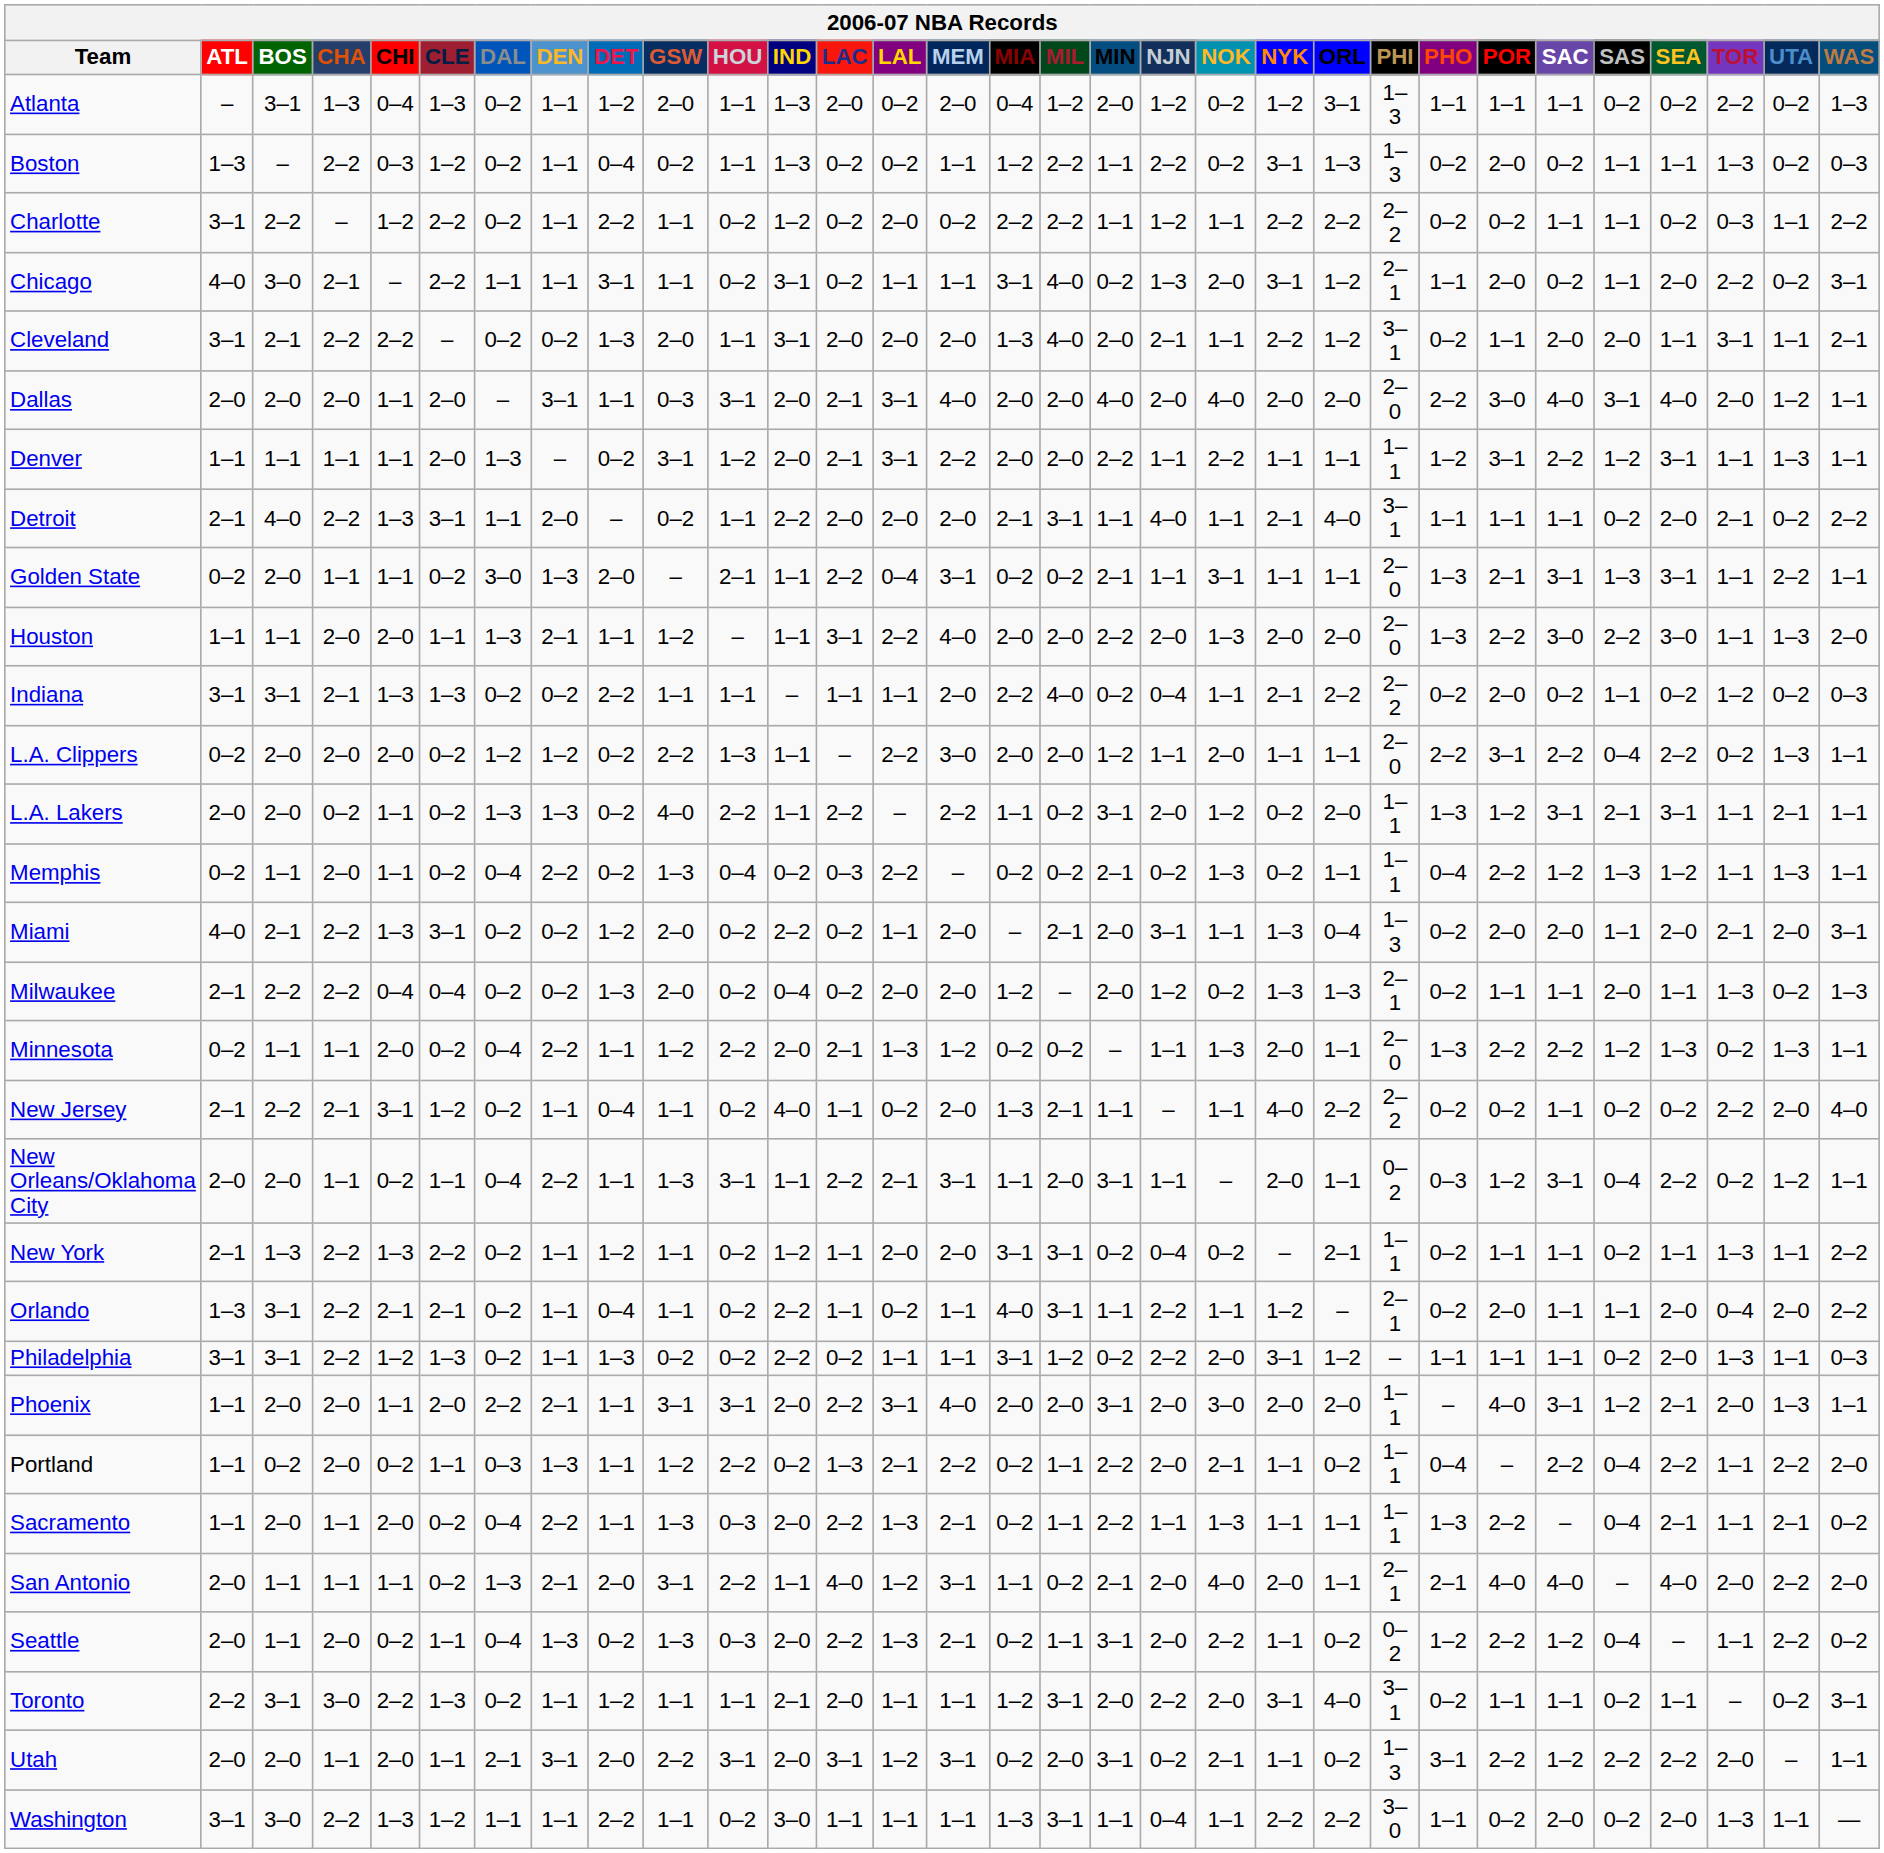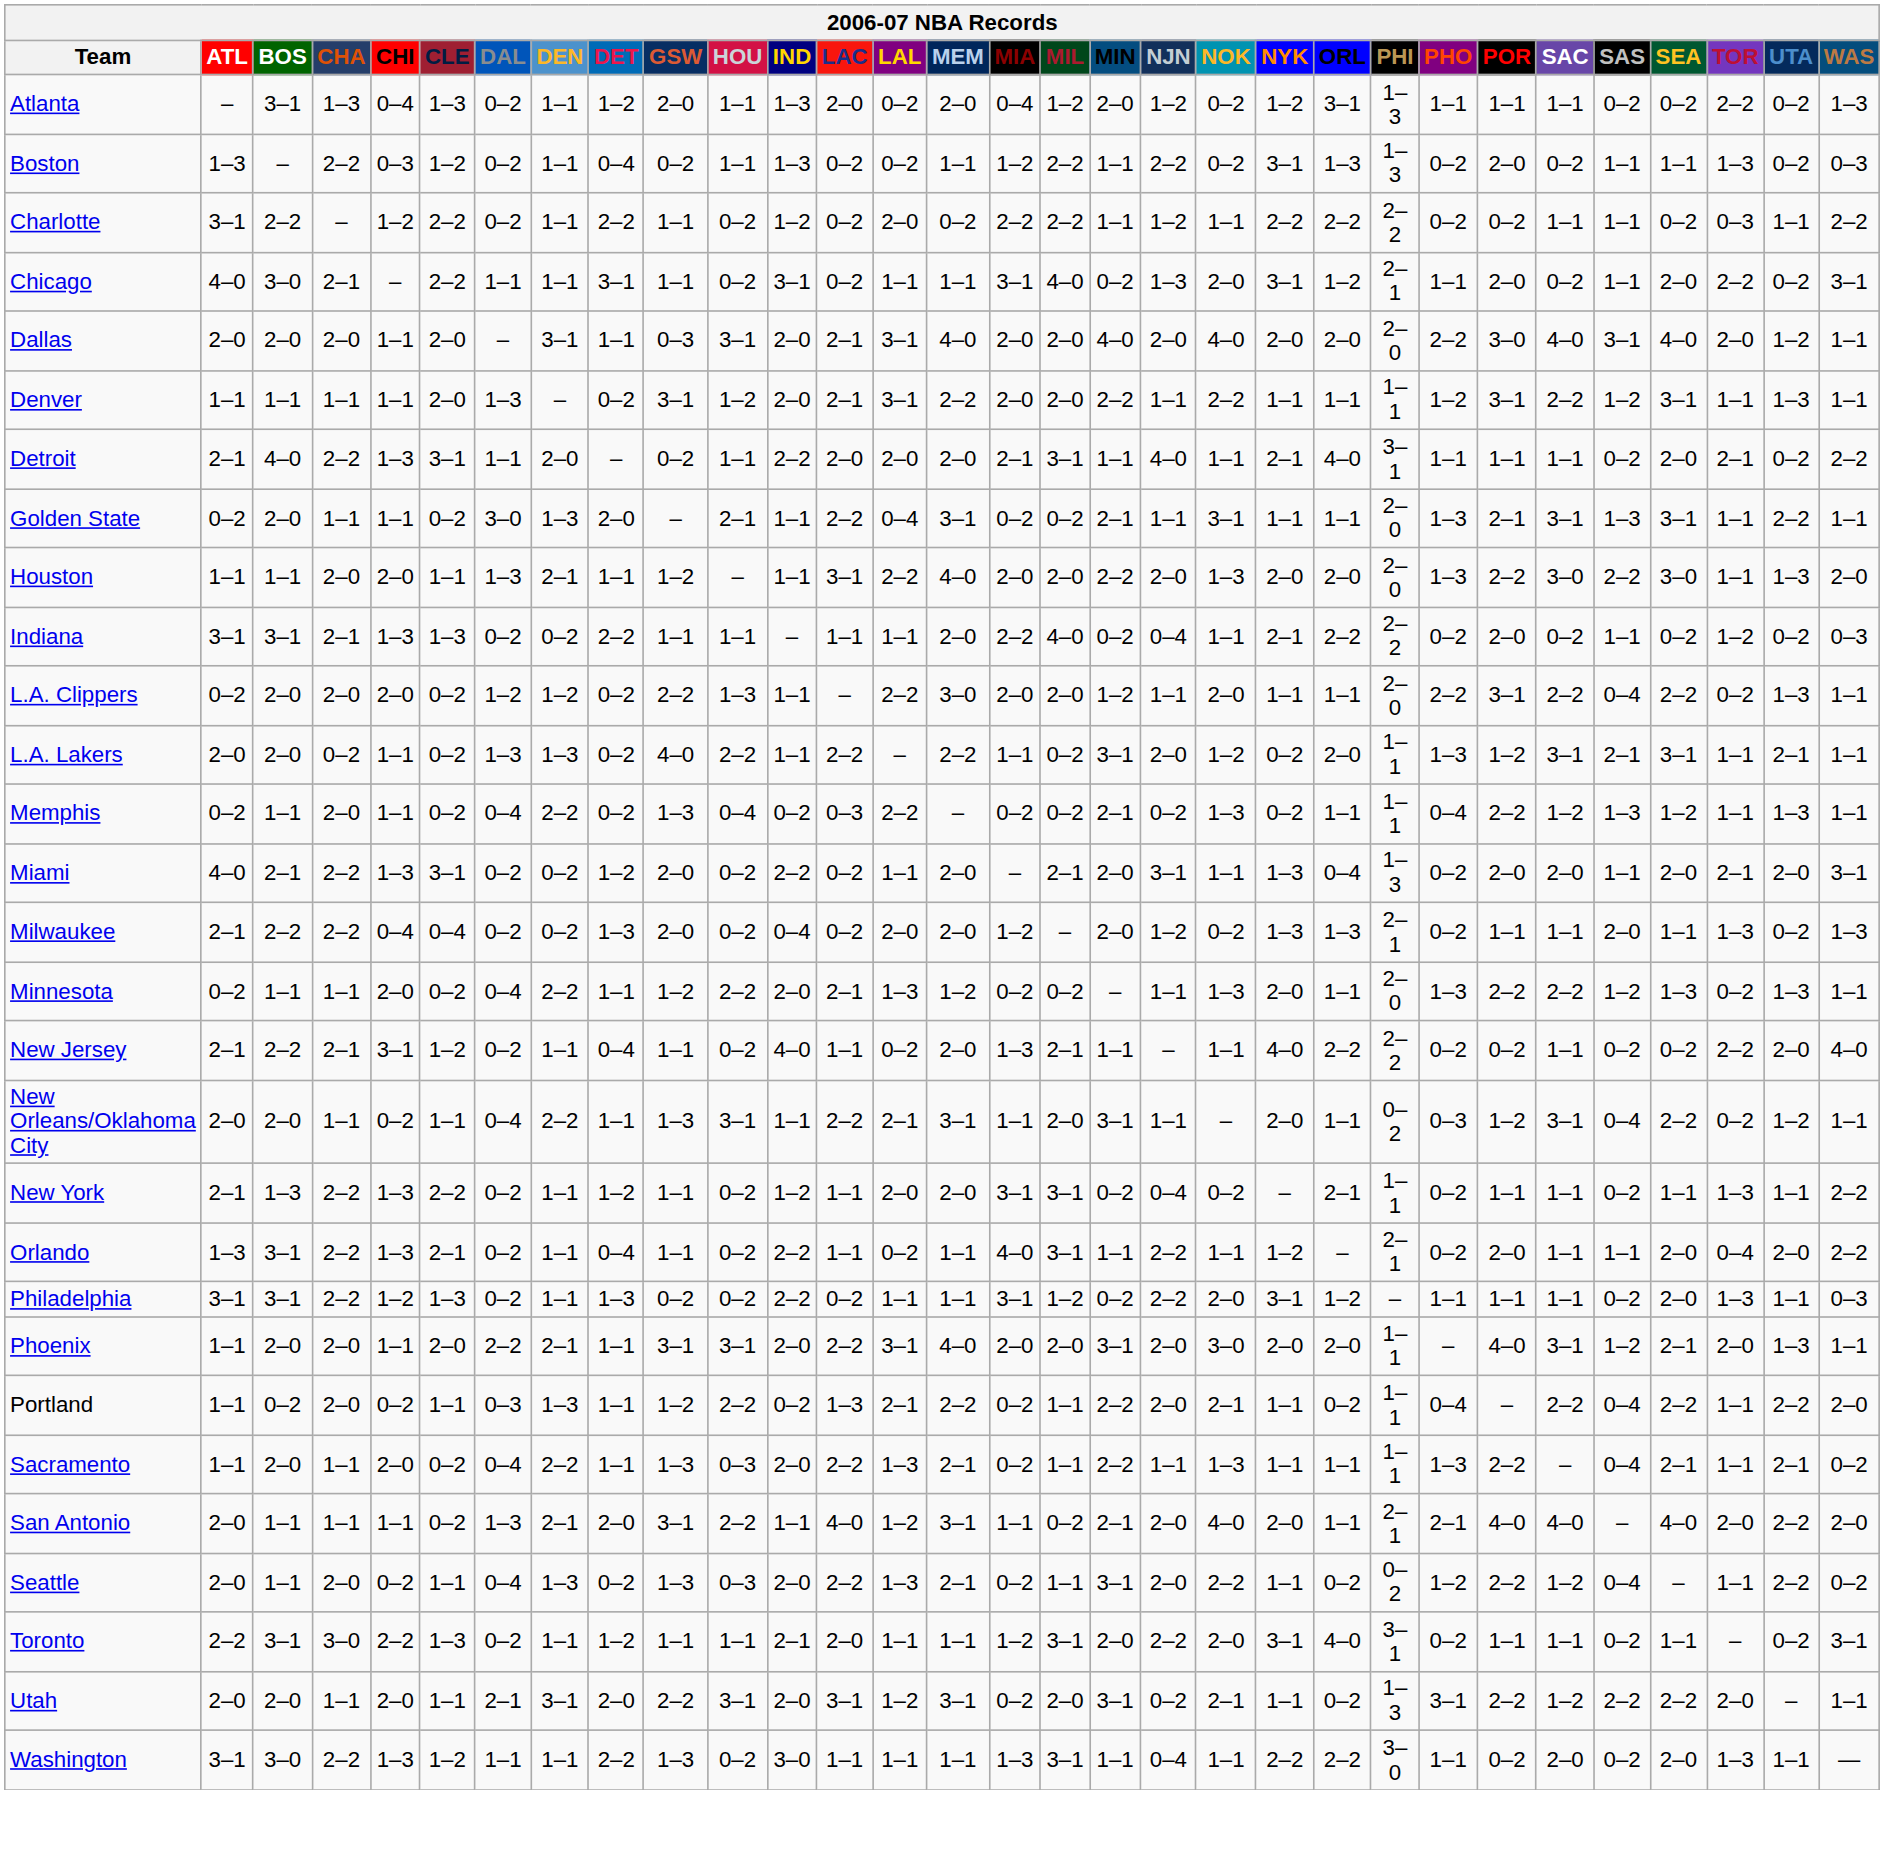- row: (60, 340)
(395, 1311) 2–1 -> (395, 1252) 1–3
(676, 1819) 1–1 -> (676, 1759) 1–3
